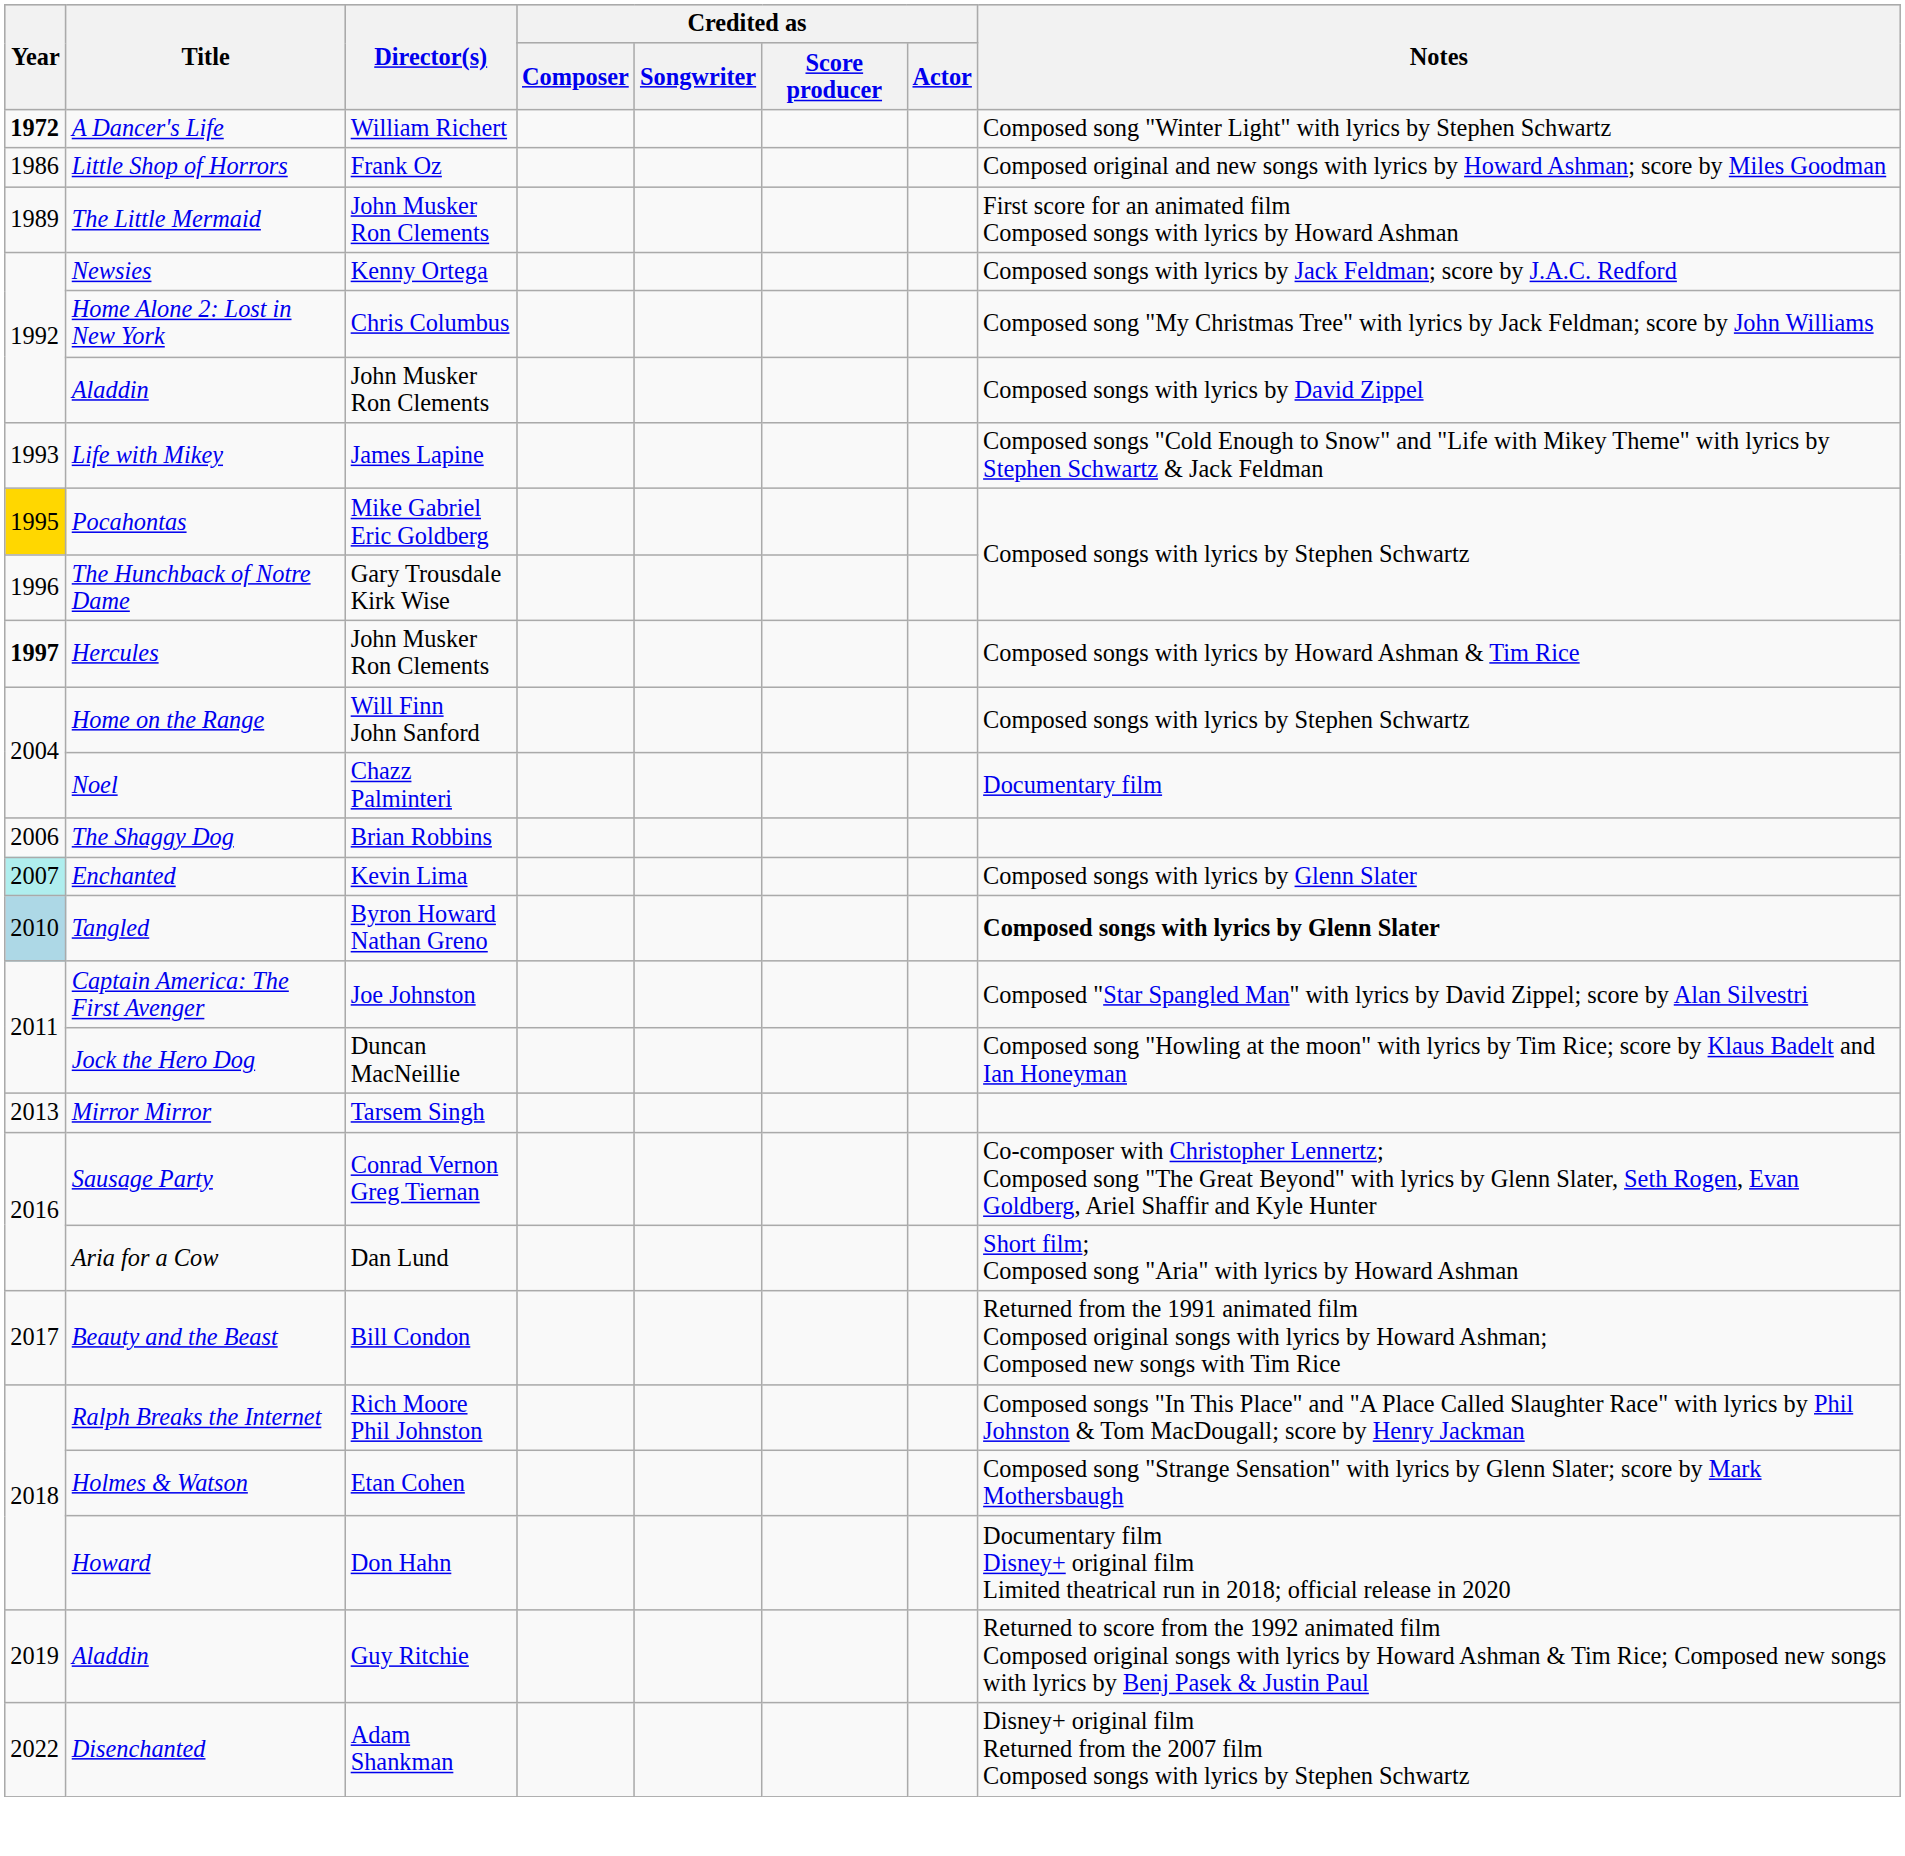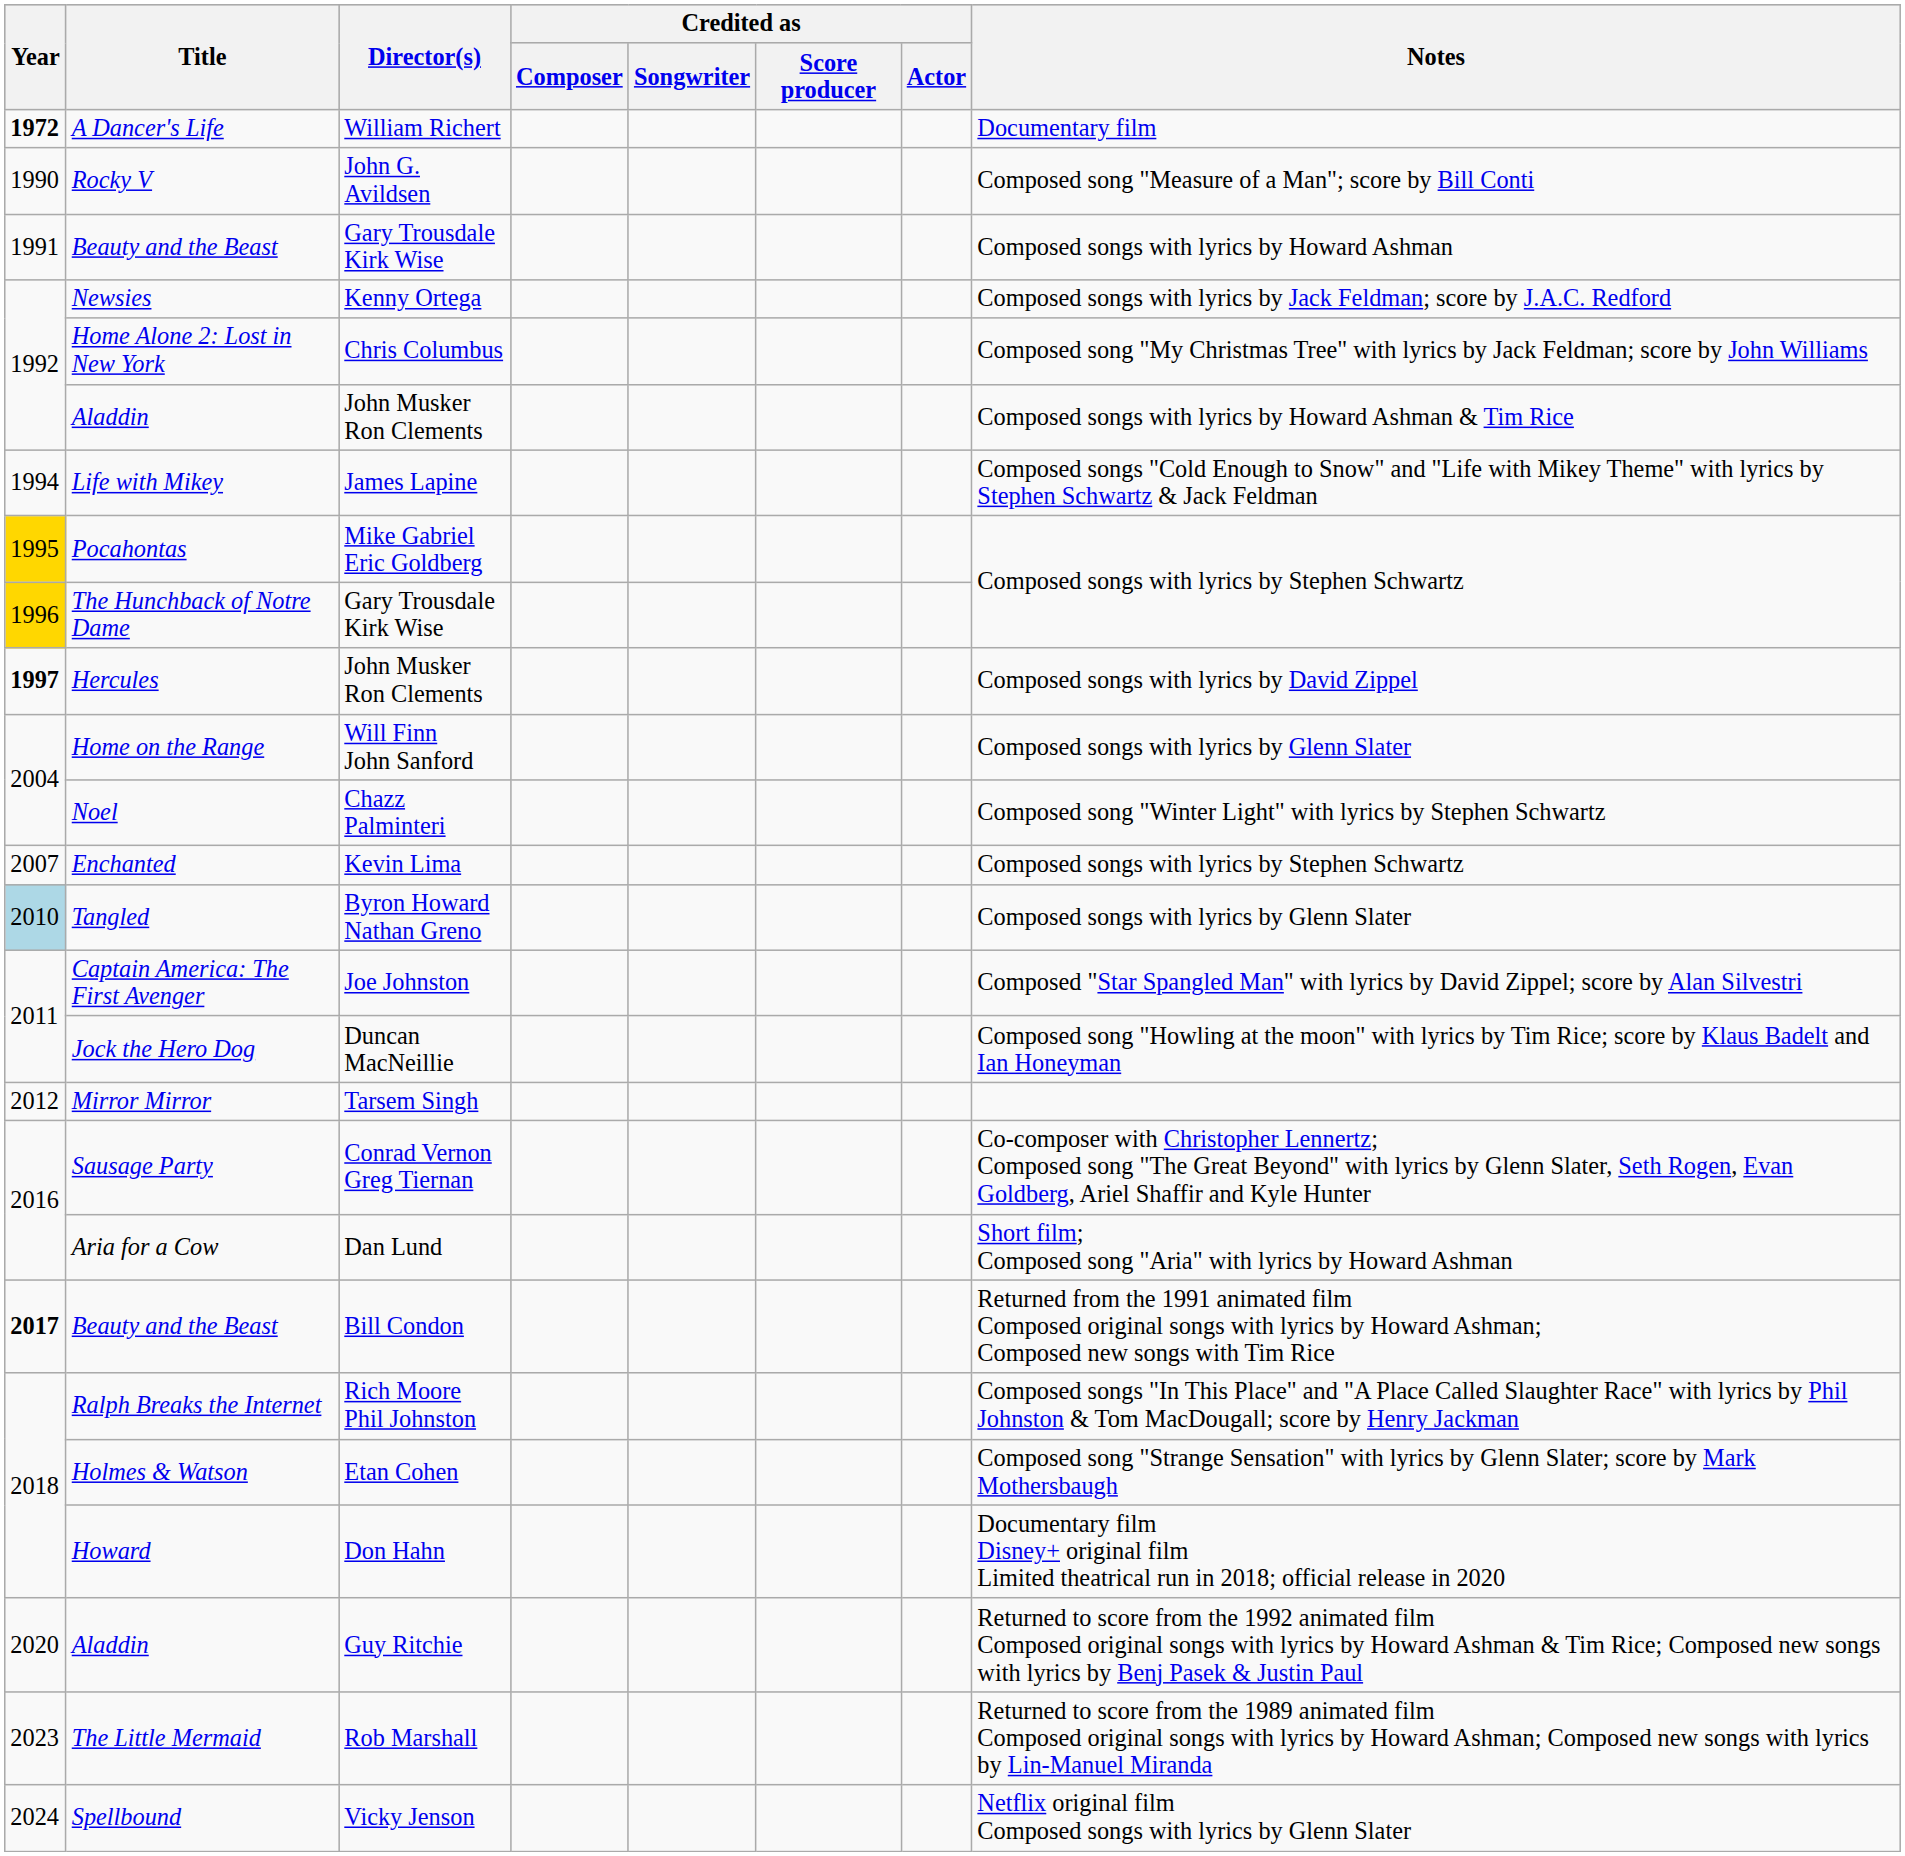(1297, 128) Composed song "Winter Light" with lyrics by Stephen Schwartz -> (1067, 128) Documentary film
- row: (180, 166)
- row: (166, 219)
+ row: (112, 180)
+ row: (175, 246)
(1203, 389) Composed songs with lyrics by David Zippel -> (1276, 416) Composed songs with lyrics by Howard Ashman & Tim Rice
(35, 455) 1993 -> (35, 482) 1994
(35, 587) no background -> (35, 614) gold background
(1281, 653) Composed songs with lyrics by Howard Ashman & Tim Rice -> (1198, 680) Composed songs with lyrics by David Zippel
(1226, 719) Composed songs with lyrics by Stephen Schwartz -> (1194, 746) Composed songs with lyrics by Glenn Slater
(1073, 785) Documentary film -> (1291, 812) Composed song "Winter Light" with lyrics by Stephen Schwartz
- row: (153, 837)
(35, 875) paleturquoise background -> (35, 864) no background
(1200, 875) Composed songs with lyrics by Glenn Slater -> (1221, 864) Composed songs with lyrics by Stephen Schwartz
(1211, 928) bold -> (1194, 916) normal
(35, 1112) 2013 -> (35, 1101) 2012
(35, 1337) normal -> (35, 1326) bold
(35, 1655) 2019 -> (35, 1644) 2020
- row: (139, 1749)
+ row: (166, 1737)
+ row: (126, 1817)
